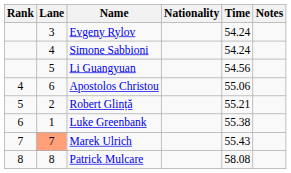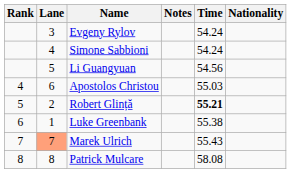columns swapped: (192, 13) <-> (269, 13)
(237, 86) 55.06 -> (210, 86) 55.03
(237, 104) normal -> (210, 104) bold
